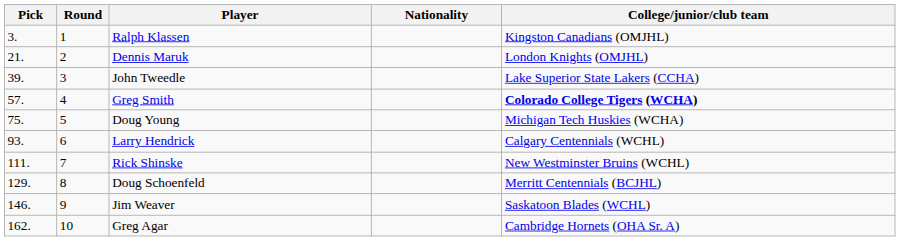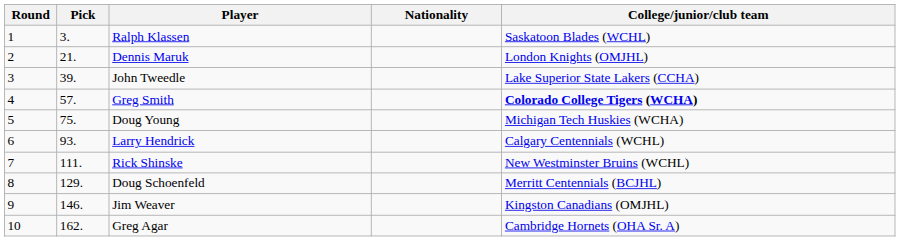columns swapped: (83, 15) <-> (31, 15)
(587, 36) Kingston Canadians (OMJHL) -> (578, 36) Saskatoon Blades (WCHL)
(578, 204) Saskatoon Blades (WCHL) -> (587, 204) Kingston Canadians (OMJHL)
